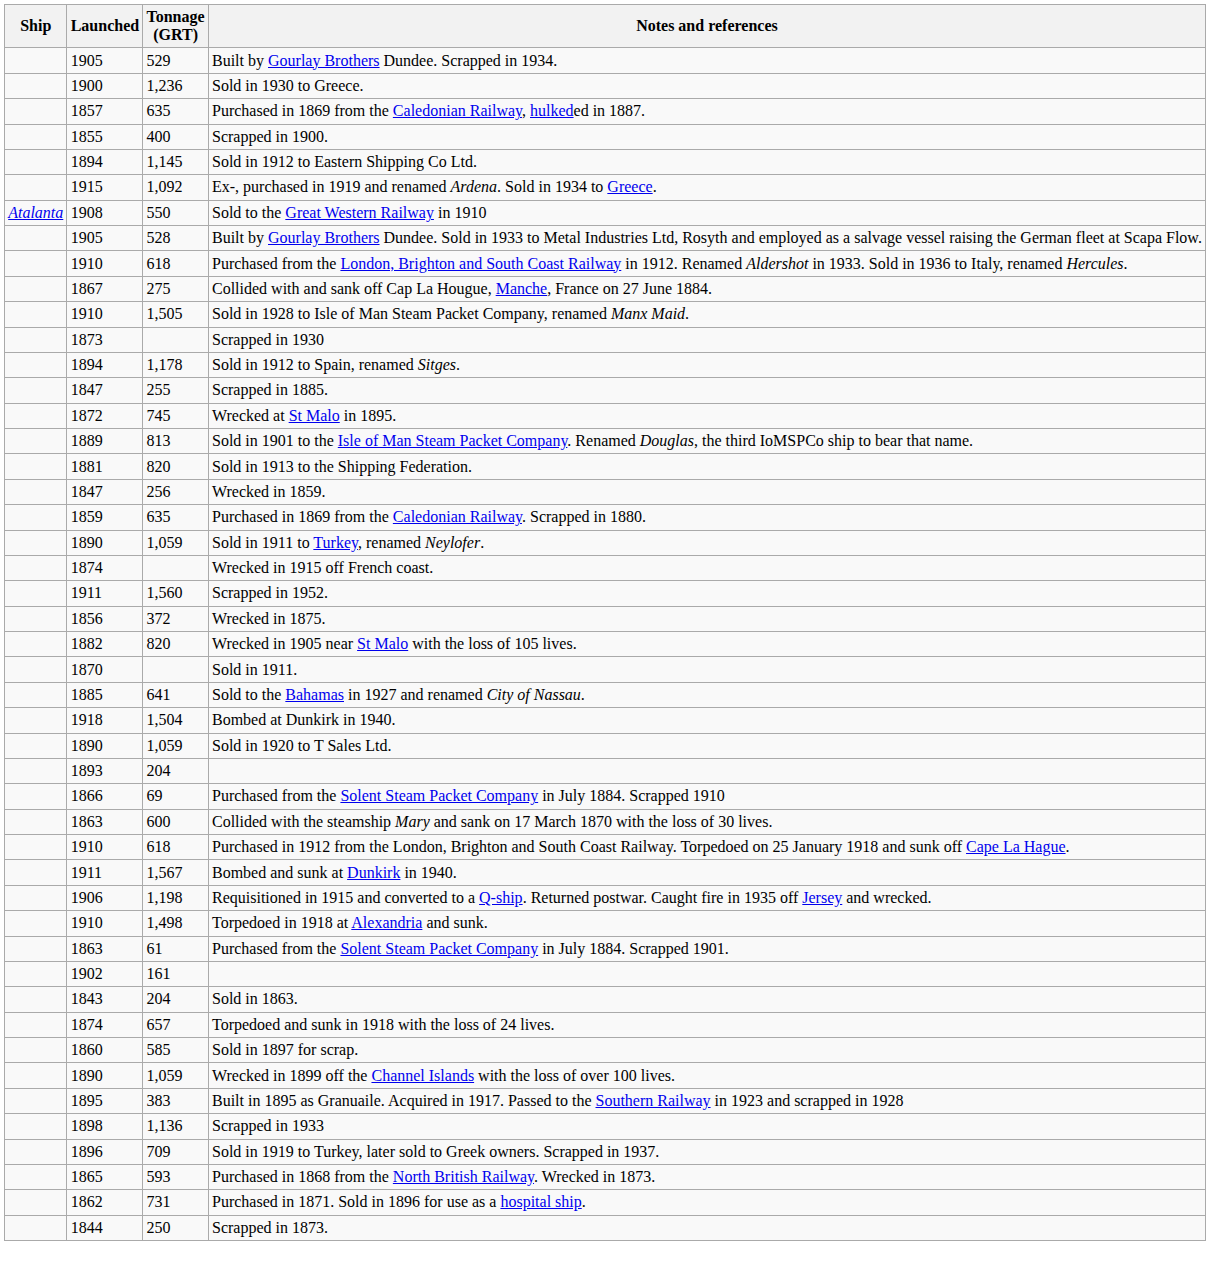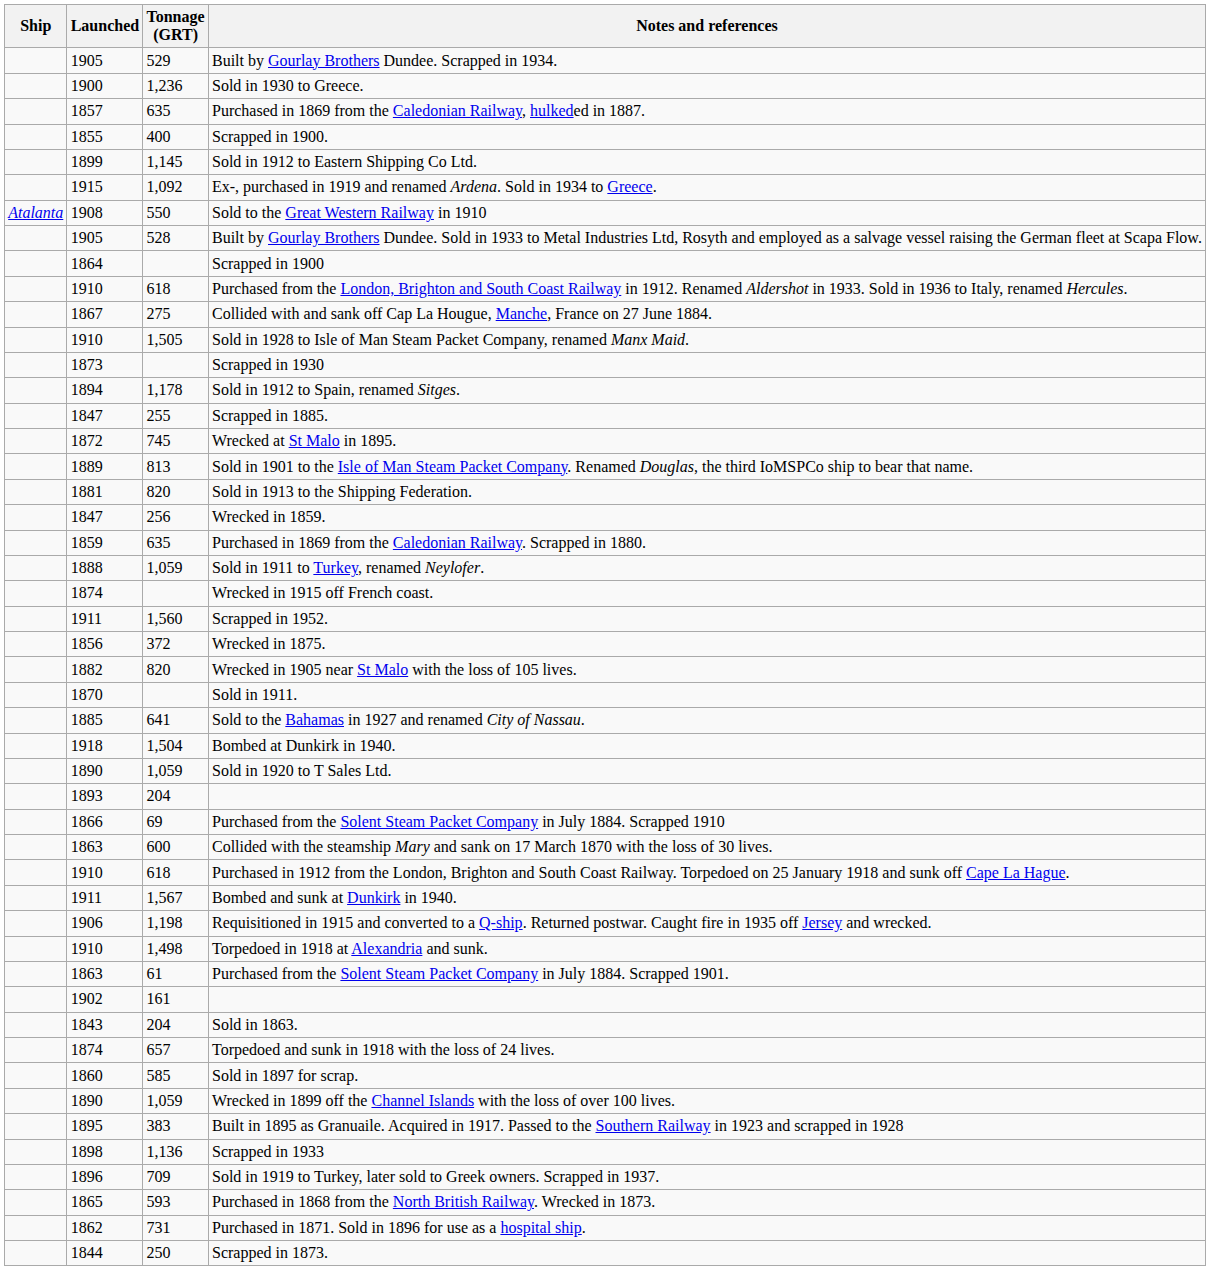(87, 162) 1894 -> (87, 162) 1899
+ row: (176, 264)
(87, 542) 1890 -> (87, 568) 1888
